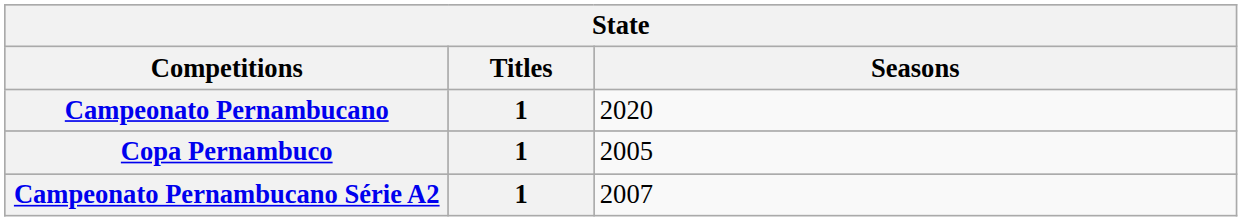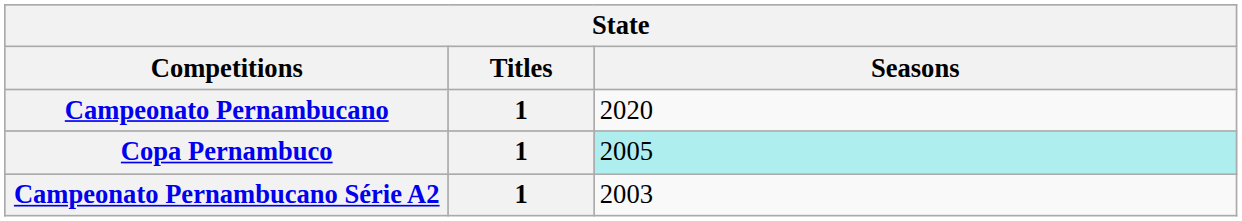(626, 151) no background -> (626, 151) paleturquoise background
(626, 194) 2007 -> (626, 194) 2003
